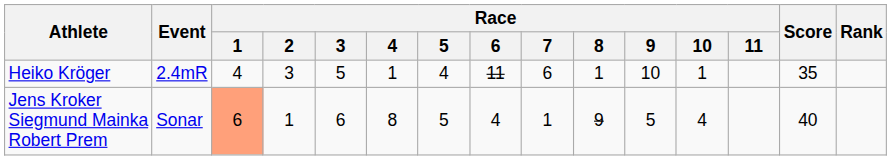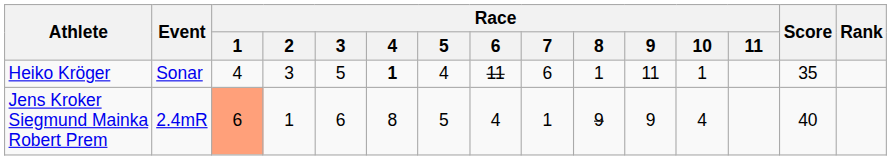(182, 73) 2.4mR -> (179, 73) Sonar
(392, 73) normal -> (392, 73) bold
(651, 73) 10 -> (651, 73) 11
(179, 120) Sonar -> (182, 120) 2.4mR
(651, 120) 5 -> (651, 120) 9
